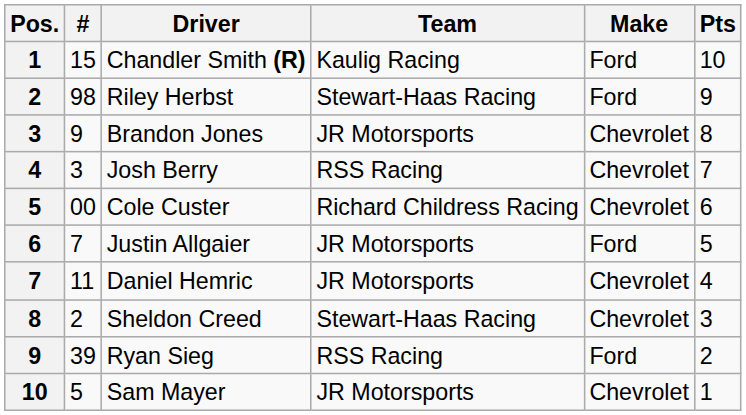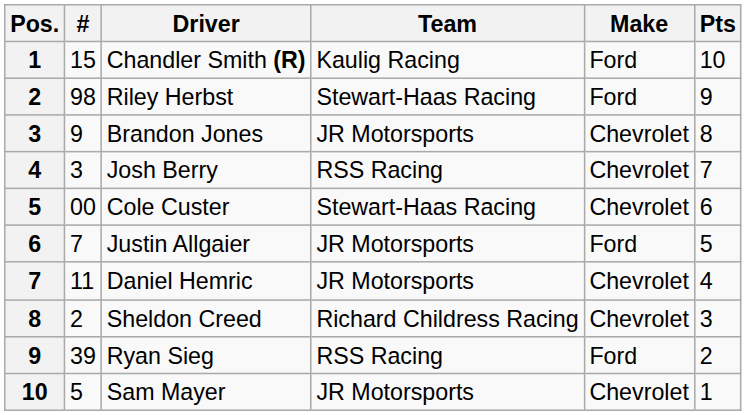(448, 207) Richard Childress Racing -> (426, 207) Stewart-Haas Racing
(426, 318) Stewart-Haas Racing -> (448, 318) Richard Childress Racing
